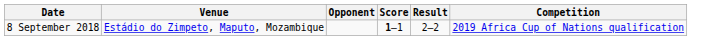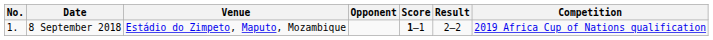+ column: (15, 12)
